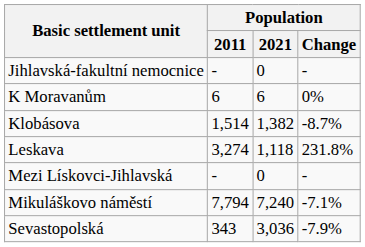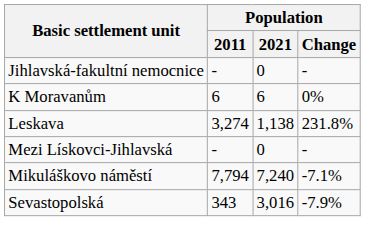- row: (44, 123)
(275, 149) 1,118 -> (275, 123) 1,138
(275, 228) 3,036 -> (275, 202) 3,016
